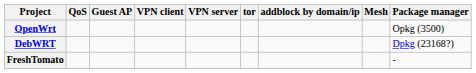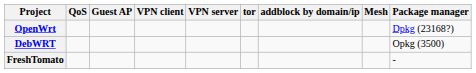(418, 28) Opkg (3500) -> (423, 28) Dpkg (23168?)
(423, 44) Dpkg (23168?) -> (418, 44) Opkg (3500)
